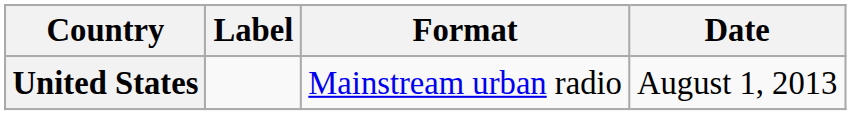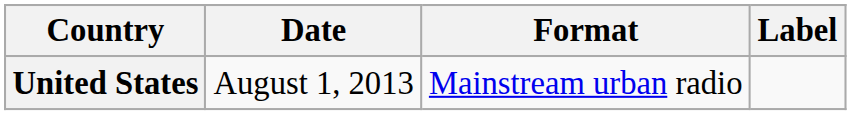columns swapped: (737, 30) <-> (253, 30)
